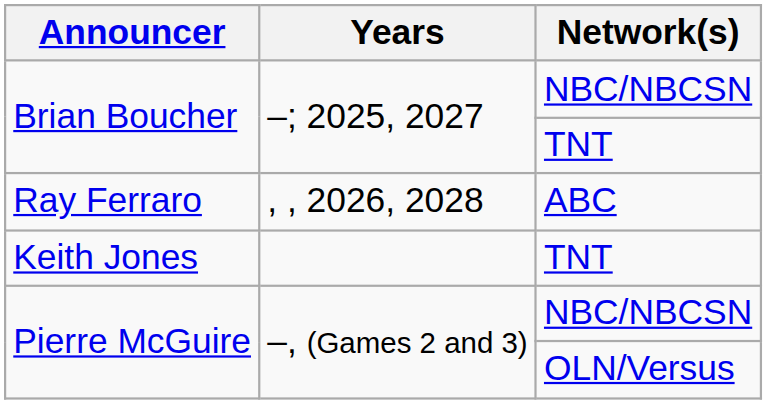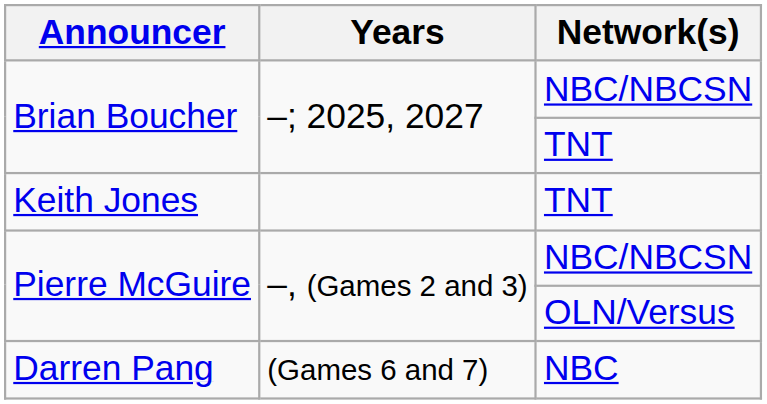- row: (108, 200)
+ row: (113, 369)
